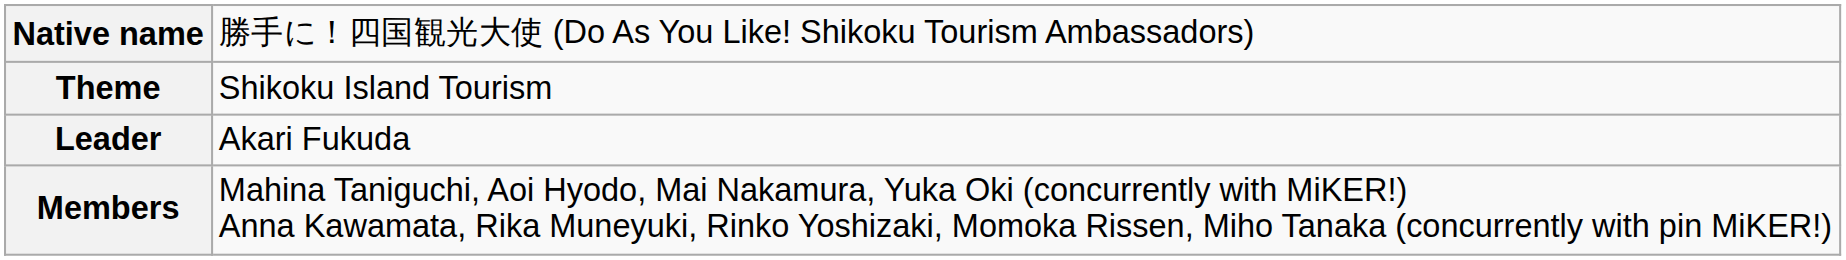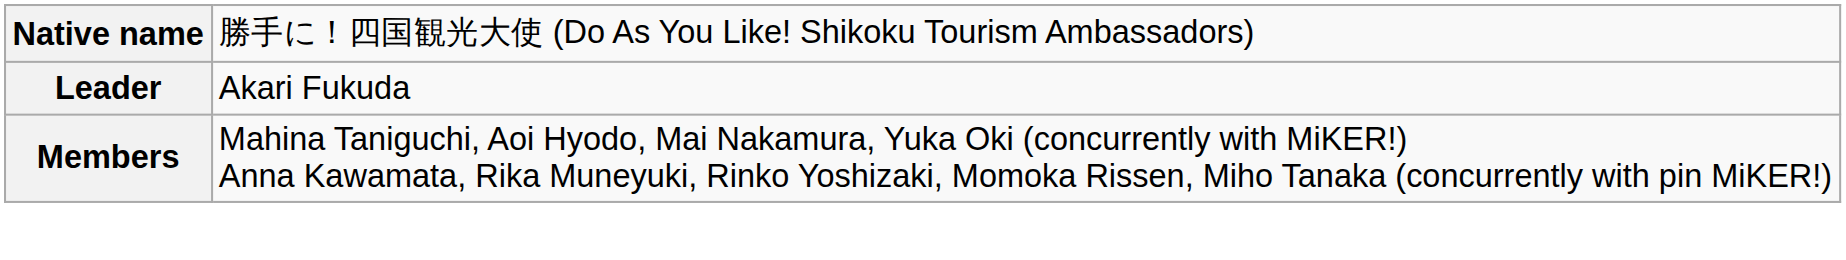- row: (108, 87)
